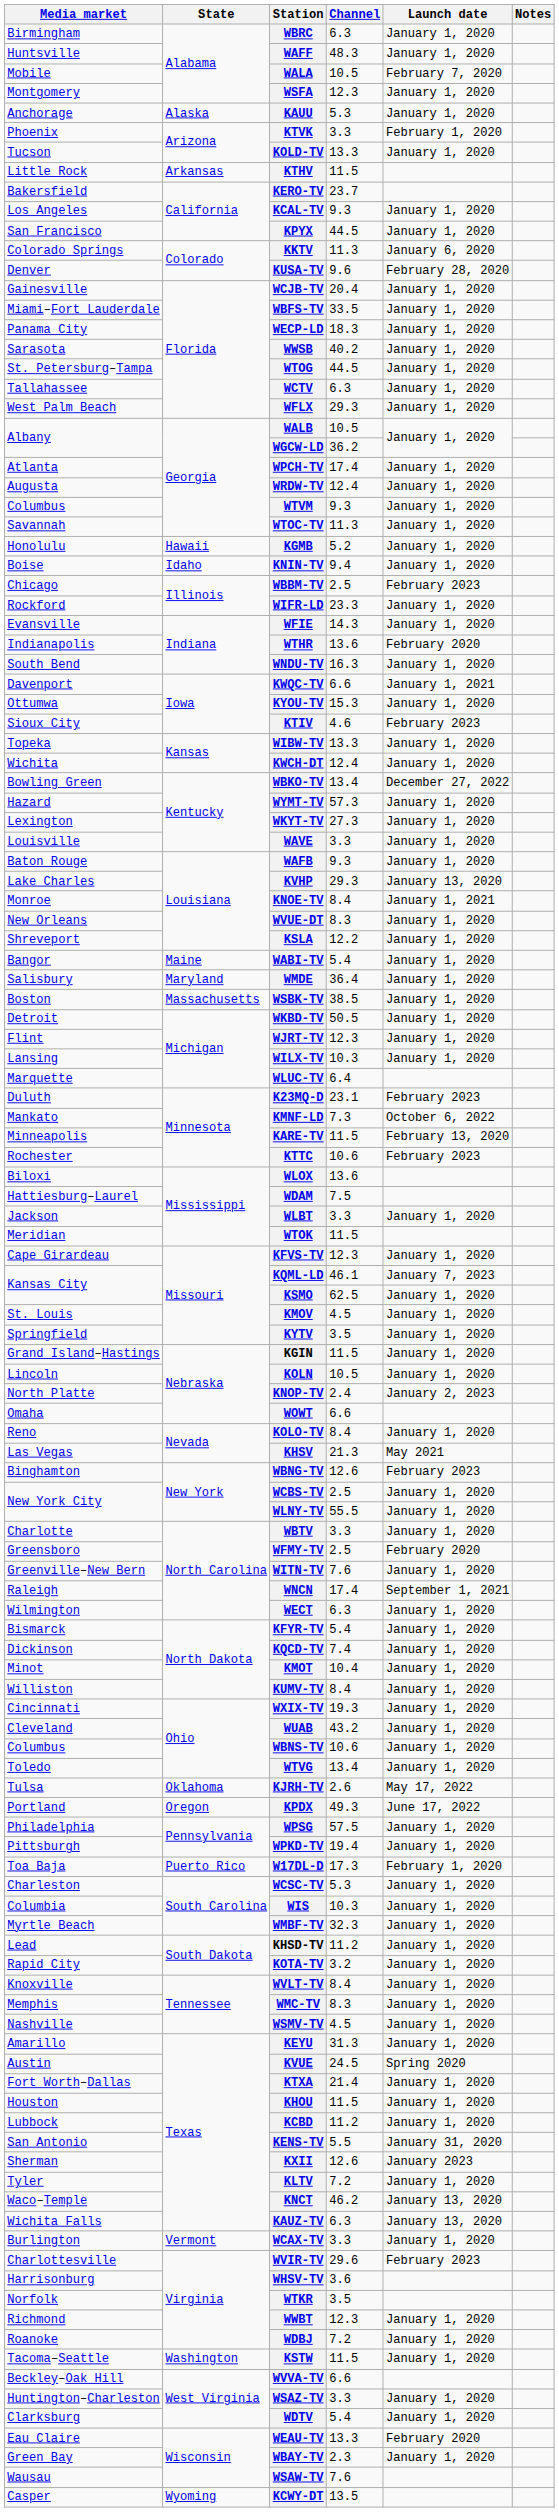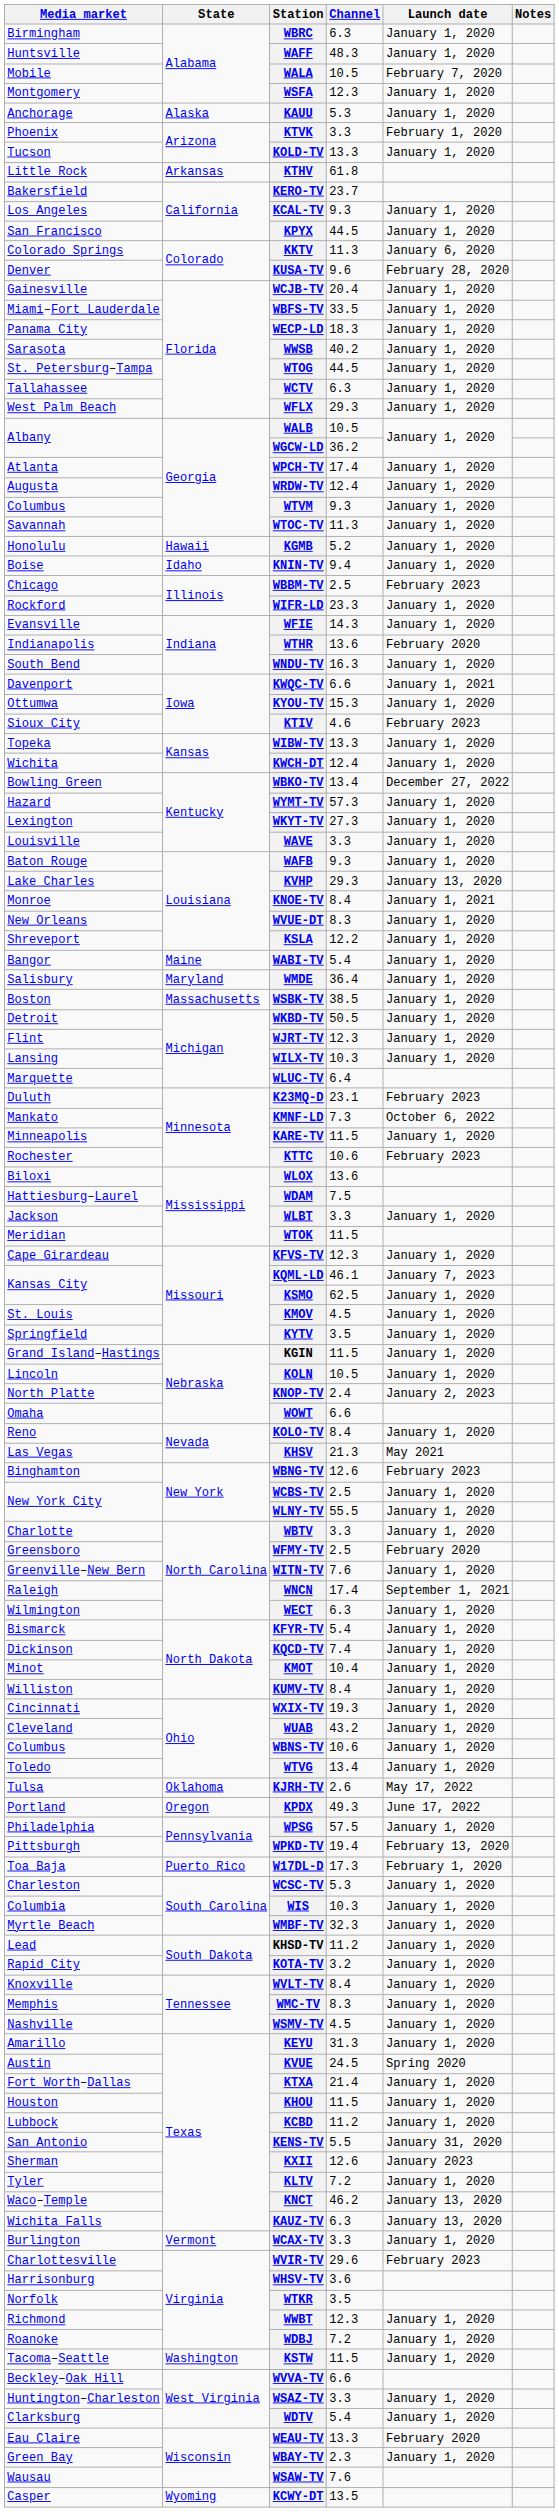(344, 172) 11.5 -> (344, 172) 61.8
(448, 1137) February 13, 2020 -> (440, 1137) January 1, 2020
(440, 1847) January 1, 2020 -> (448, 1847) February 13, 2020
